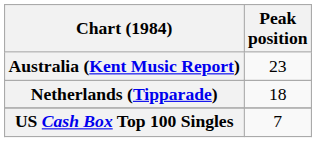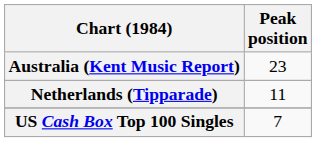(278, 94) 18 -> (278, 94) 11
